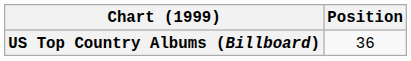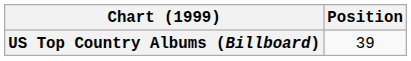(365, 43) 36 -> (365, 43) 39
